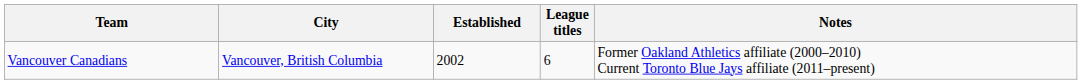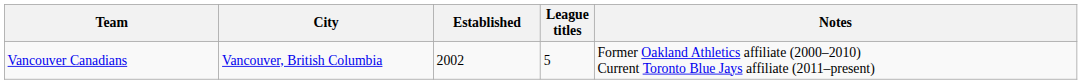(547, 60) 6 -> (547, 60) 5
